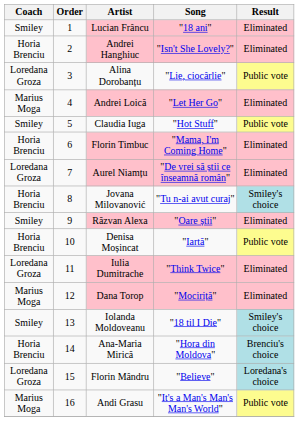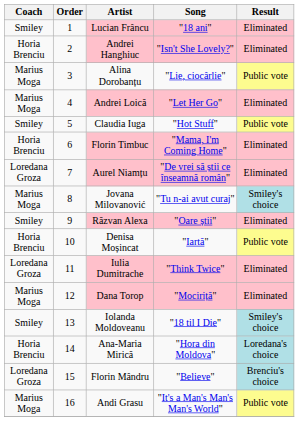(29, 76) Loredana Groza -> (29, 76) Marius Moga
(29, 199) Horia Brenciu -> (29, 199) Marius Moga
(265, 349) Brenciu's choice -> (265, 349) Loredana's choice
(265, 376) Loredana's choice -> (265, 376) Brenciu's choice
